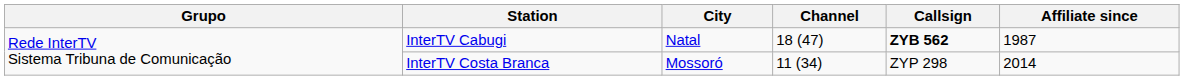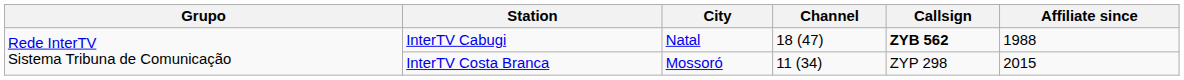(1020, 39) 1987 -> (1020, 39) 1988
(1020, 63) 2014 -> (1020, 63) 2015
